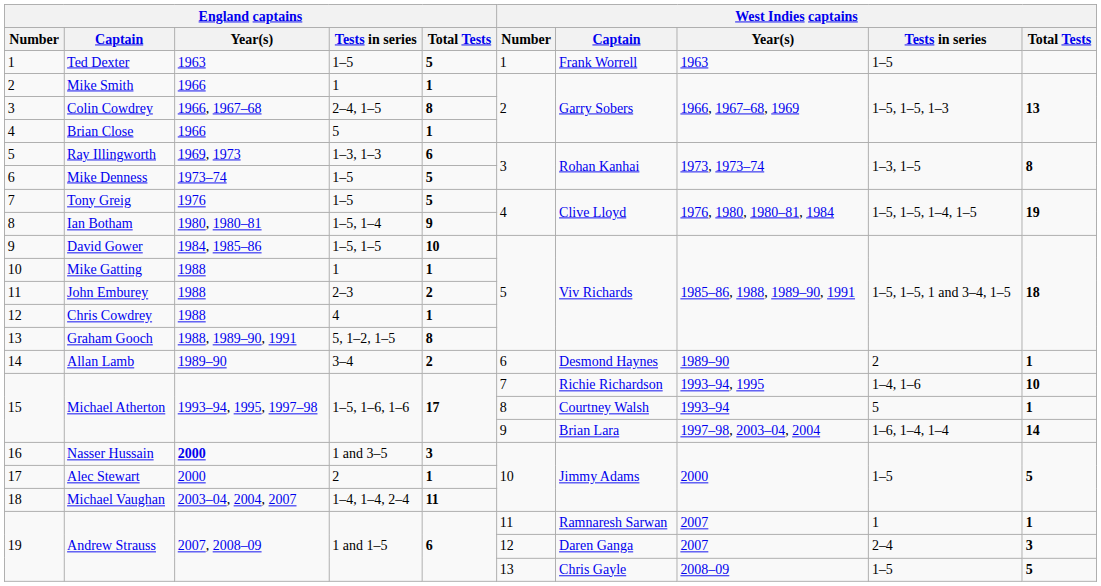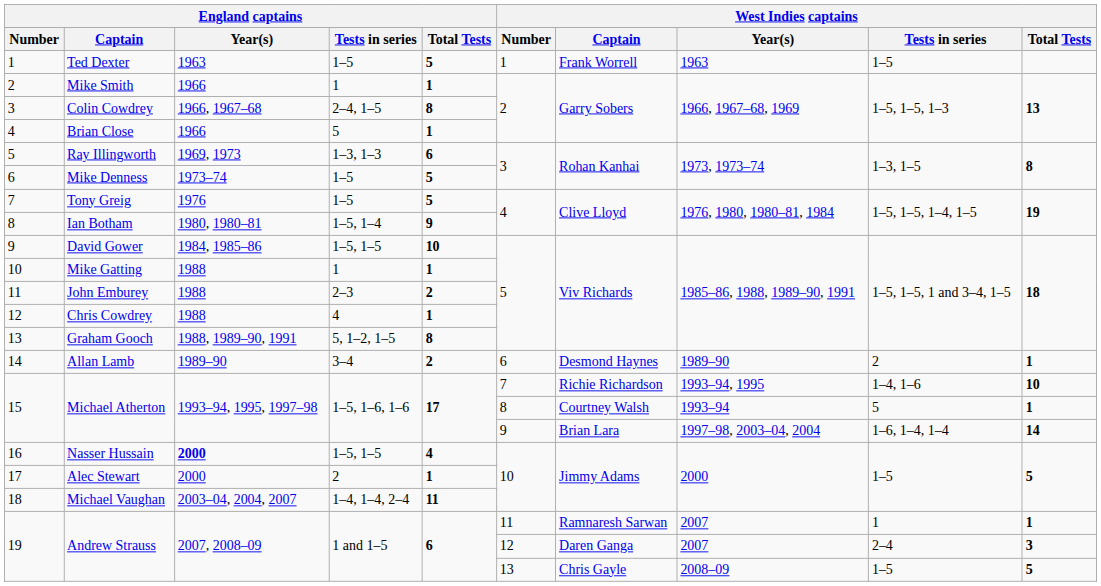(360, 454) 1 and 3–5 -> (357, 454) 1–5, 1–5
(429, 454) 3 -> (429, 454) 4
